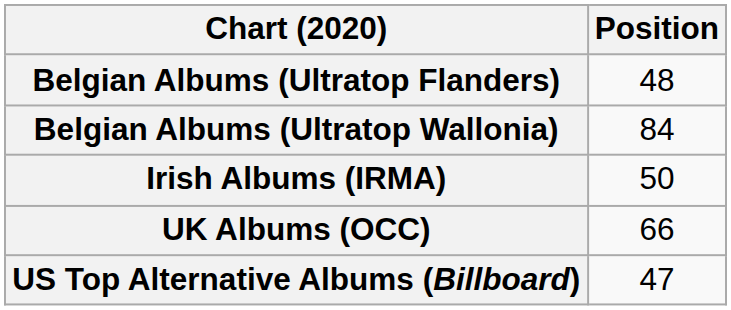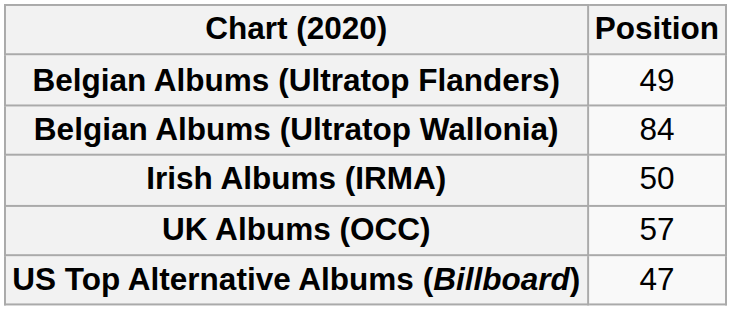(657, 79) 48 -> (657, 79) 49
(657, 229) 66 -> (657, 229) 57
